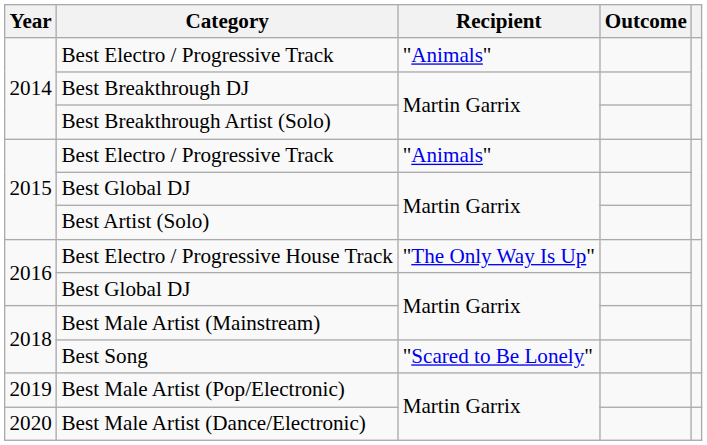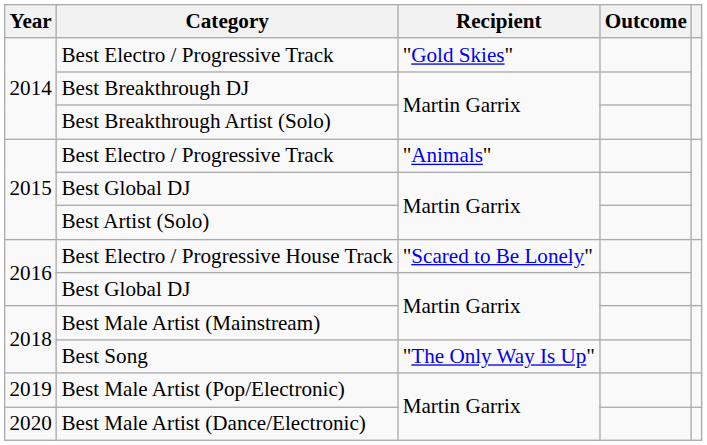(447, 54) "Animals" -> (458, 54) "Gold Skies"
(499, 255) "The Only Way Is Up" -> (498, 255) "Scared to Be Lonely"
(498, 356) "Scared to Be Lonely" -> (499, 356) "The Only Way Is Up"
